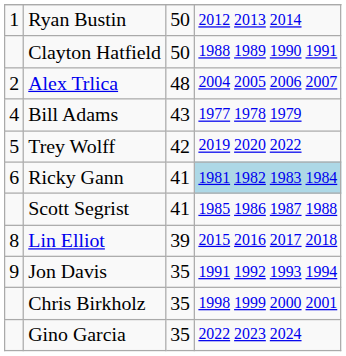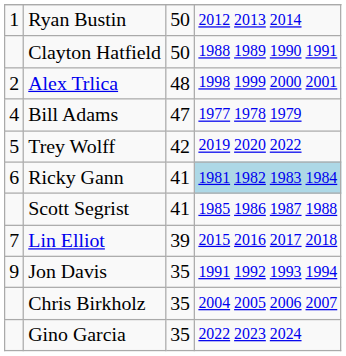(268, 83) 2004 2005 2006 2007 -> (268, 83) 1998 1999 2000 2001
(180, 114) 43 -> (180, 114) 47
(14, 240) 8 -> (14, 240) 7
(268, 303) 1998 1999 2000 2001 -> (268, 303) 2004 2005 2006 2007
